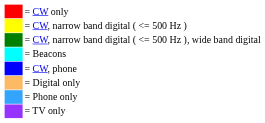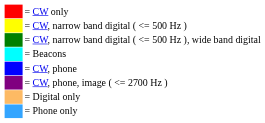+ row: (96, 82)
- row: (45, 111)
